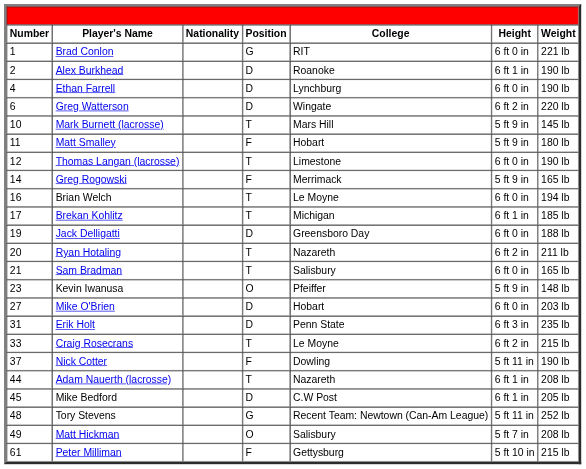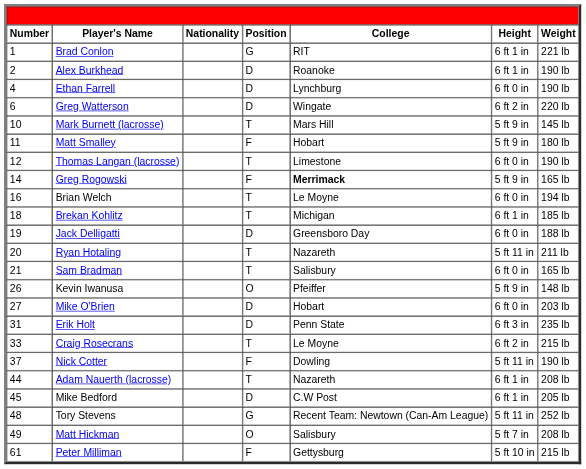(512, 52) 6 ft 0 in -> (512, 52) 6 ft 1 in
(317, 179) normal -> (319, 179) bold
(16, 216) 17 -> (16, 216) 18
(512, 252) 6 ft 2 in -> (514, 252) 5 ft 11 in
(16, 288) 23 -> (16, 288) 26
